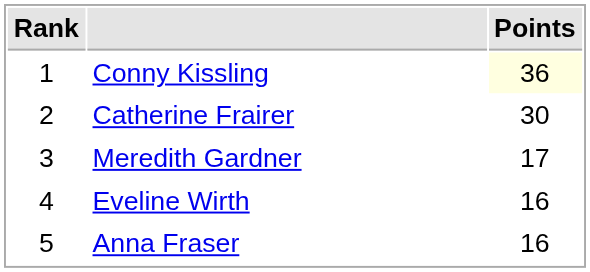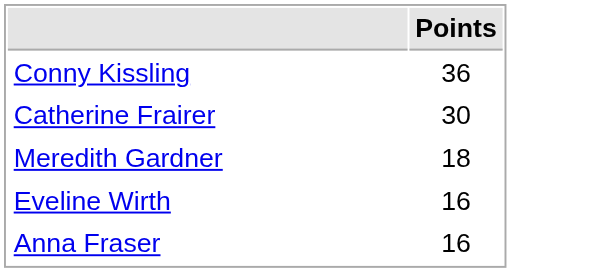- column: (46, 28)
(535, 73) lightyellow background -> (456, 73) no background
(535, 158) 17 -> (456, 158) 18
